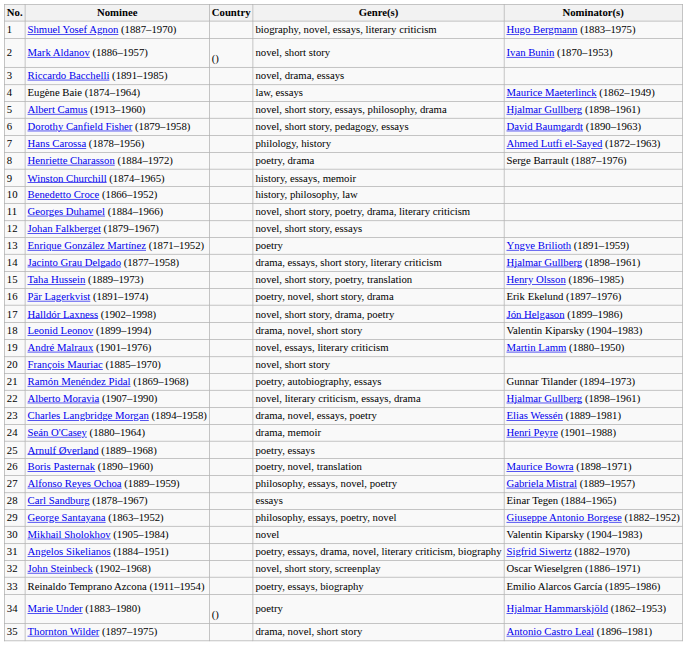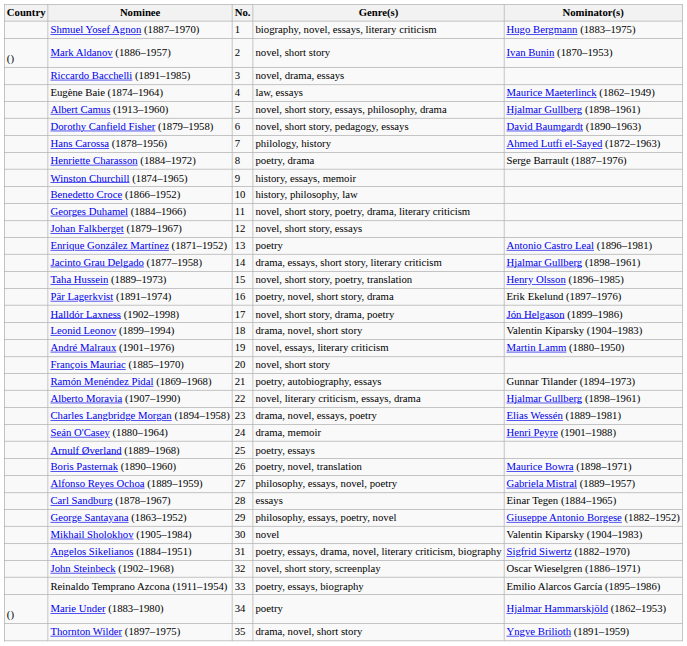columns swapped: (15, 13) <-> (231, 13)
(568, 246) Yngve Brilioth (1891–1959) -> (579, 246) Antonio Castro Leal (1896–1981)
(579, 632) Antonio Castro Leal (1896–1981) -> (568, 632) Yngve Brilioth (1891–1959)
